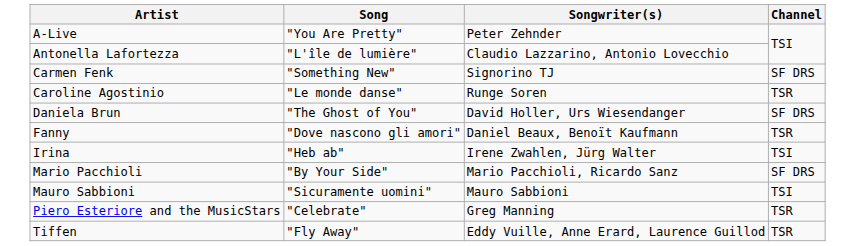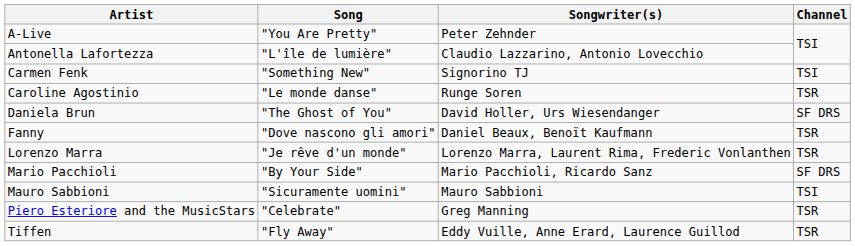(793, 73) SF DRS -> (807, 73) TSI
- row: (51, 152)
+ row: (55, 152)
